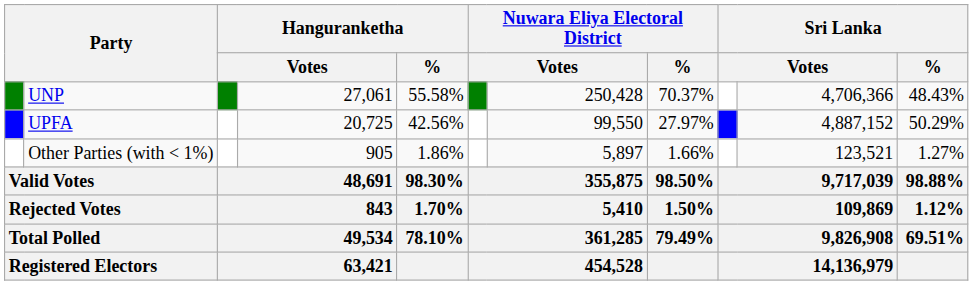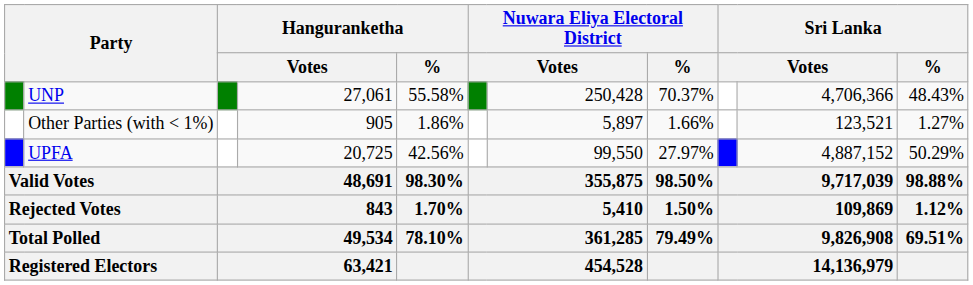rows swapped: (50, 124) <-> (121, 152)
